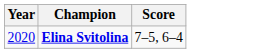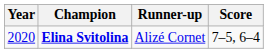+ column: (170, 15)
